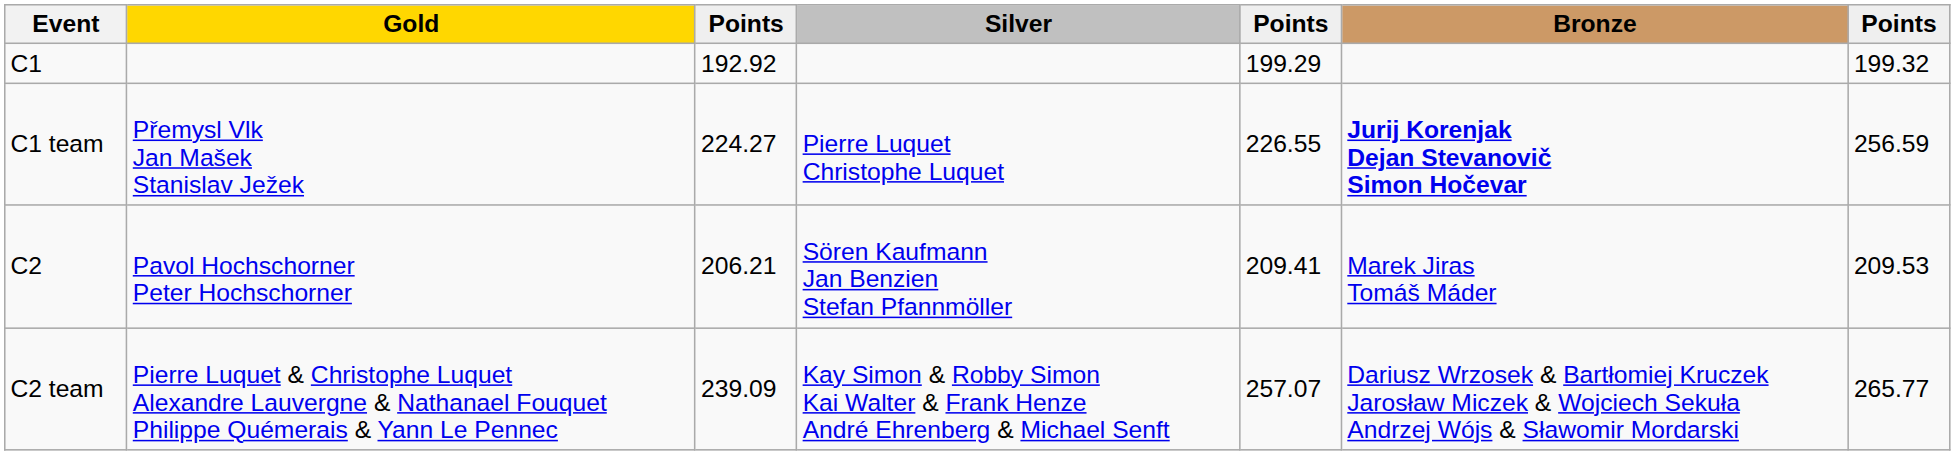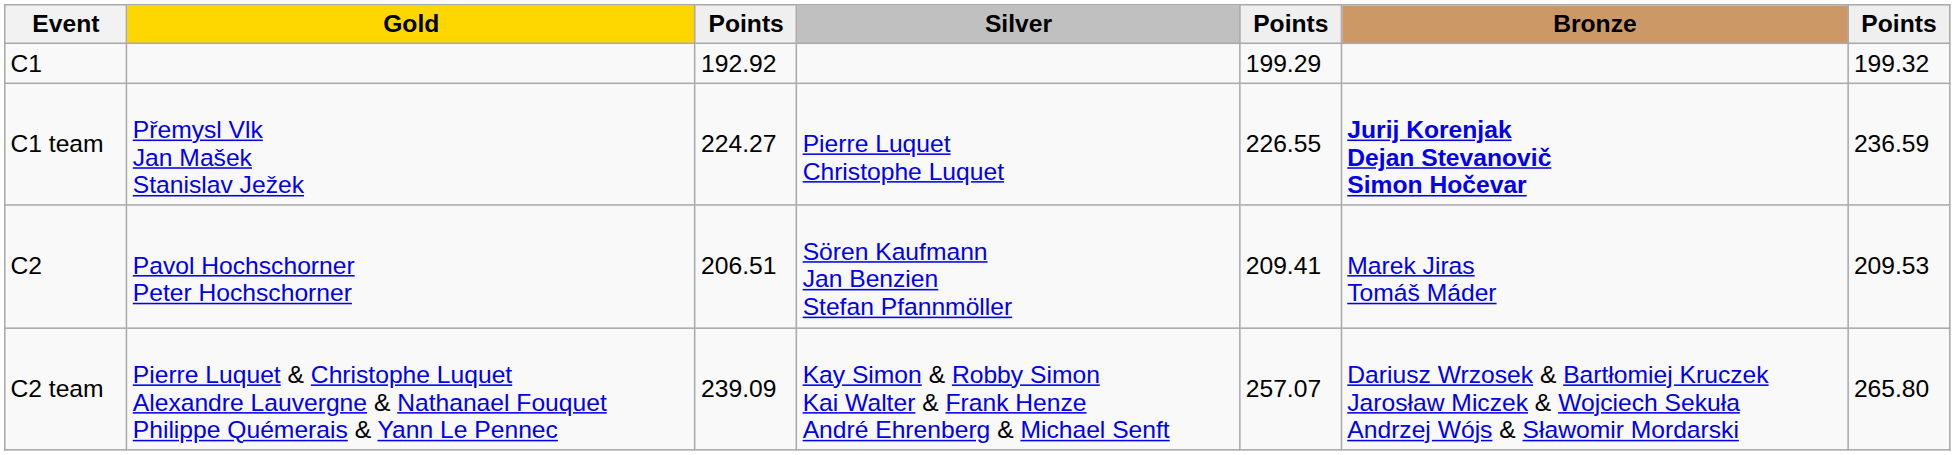(1892, 143) 256.59 -> (1892, 143) 236.59
(739, 266) 206.21 -> (739, 266) 206.51
(1892, 388) 265.77 -> (1892, 388) 265.80
